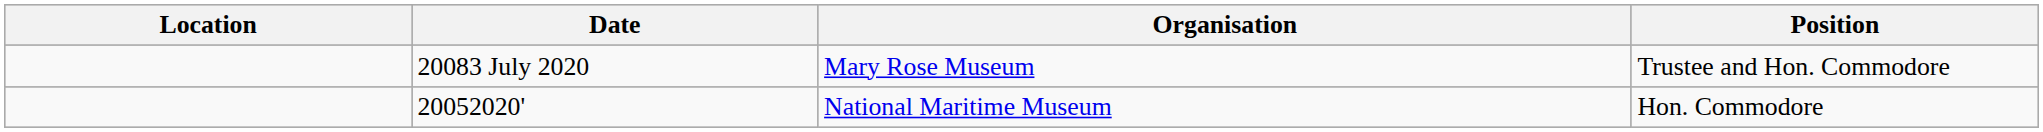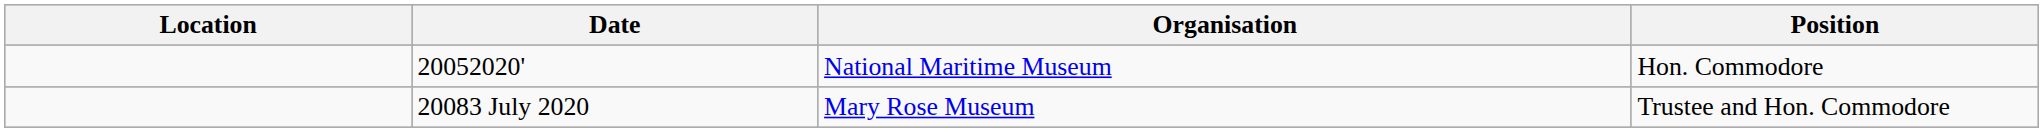rows swapped: (503, 65) <-> (471, 106)
